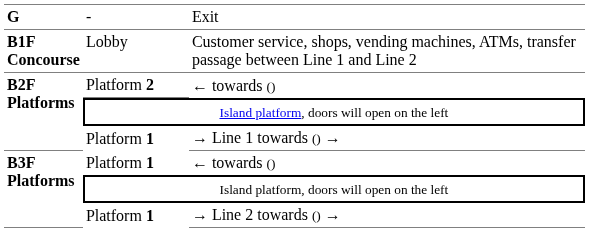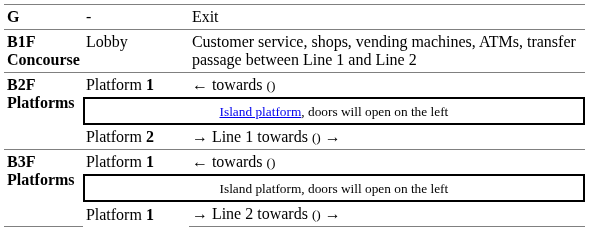(120, 84) Platform 2 -> (120, 84) Platform 1
(120, 138) Platform 1 -> (120, 136) Platform 2
